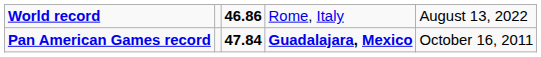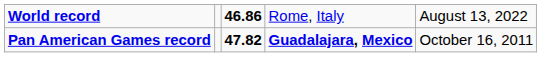(243, 39) 47.84 -> (243, 39) 47.82
